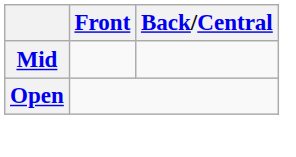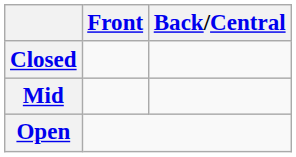+ row: (43, 59)
